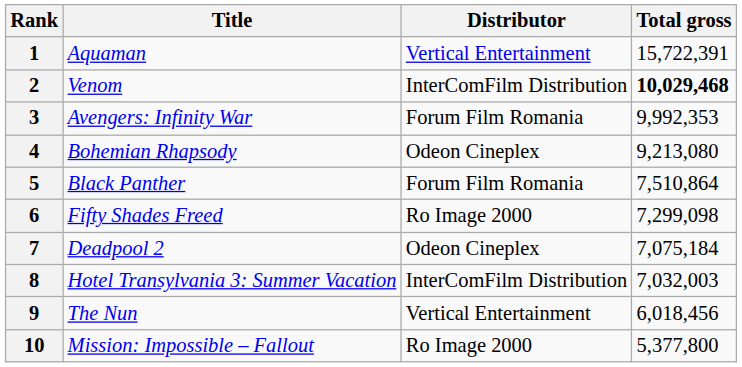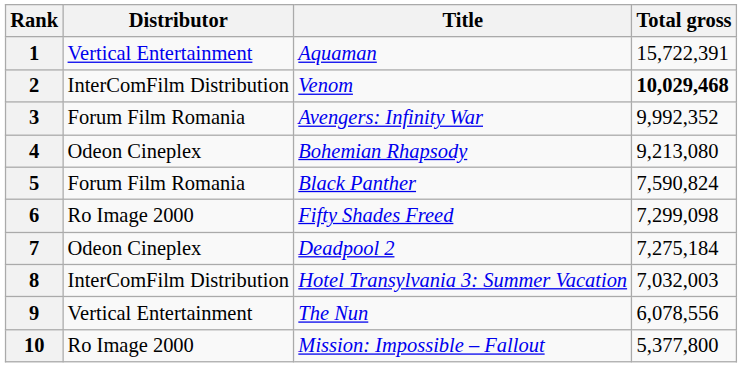columns swapped: (232, 20) <-> (516, 20)
(678, 118) 9,992,353 -> (678, 118) 9,992,352
(678, 183) 7,510,864 -> (678, 183) 7,590,824
(678, 248) 7,075,184 -> (678, 248) 7,275,184
(678, 313) 6,018,456 -> (678, 313) 6,078,556
